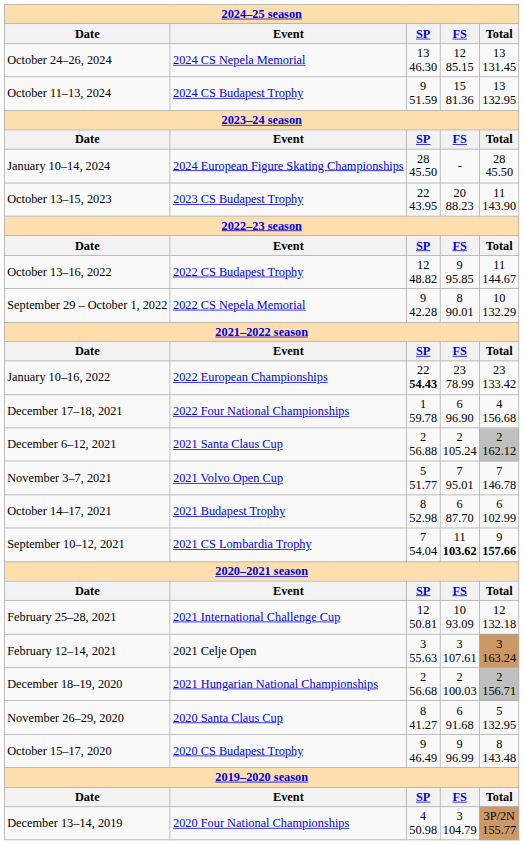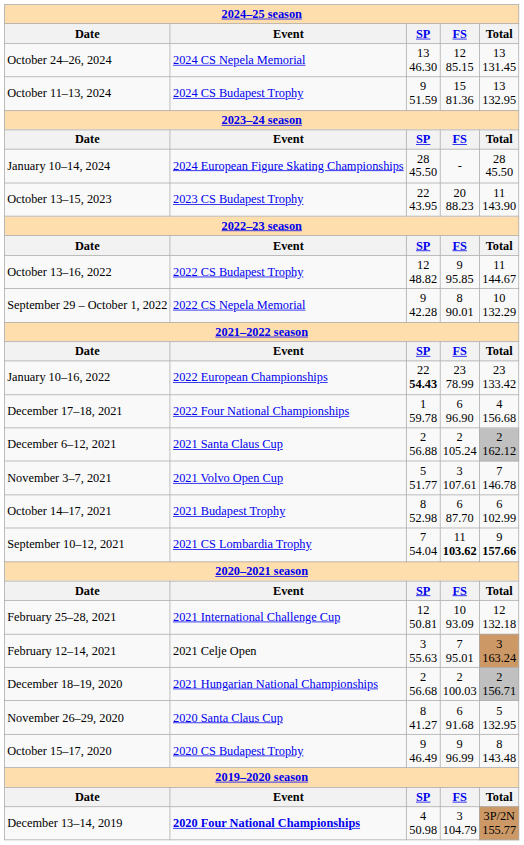(460, 478) 7 95.01 -> (460, 478) 3 107.61
(460, 650) 3 107.61 -> (460, 650) 7 95.01
(261, 823) normal -> (267, 823) bold
